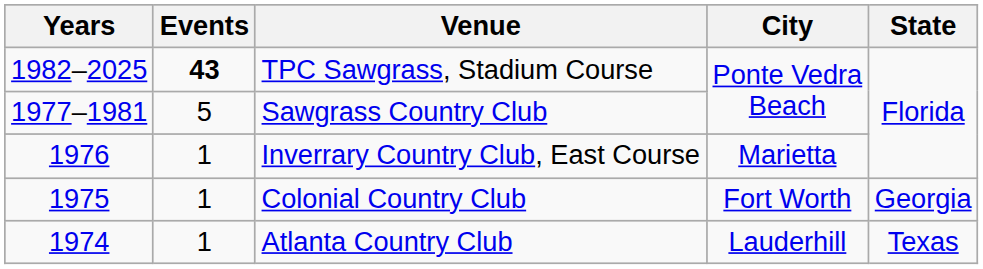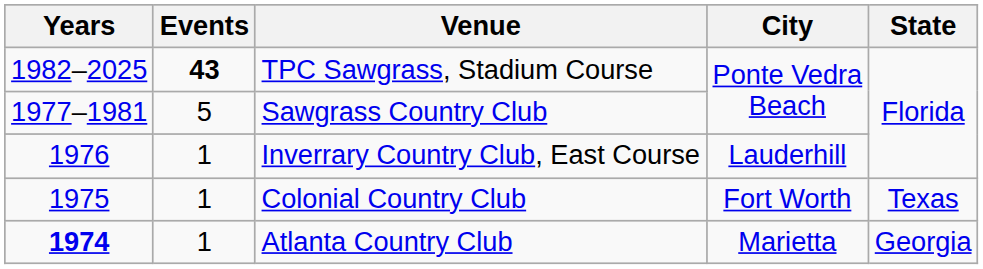(787, 155) Marietta -> (787, 155) Lauderhill
(923, 198) Georgia -> (923, 198) Texas
(79, 241) normal -> (79, 241) bold
(787, 241) Lauderhill -> (787, 241) Marietta
(923, 241) Texas -> (923, 241) Georgia
